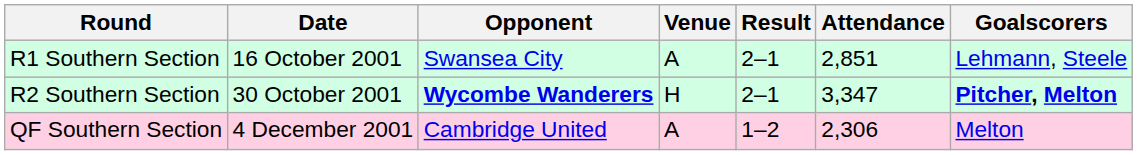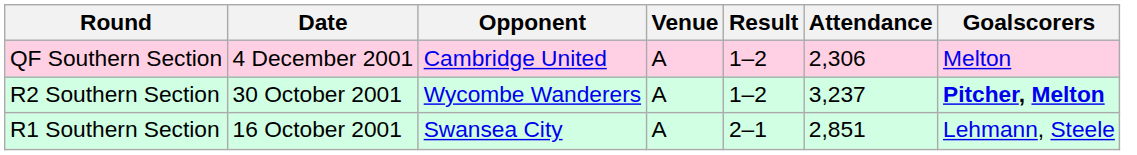rows swapped: (115, 58) <-> (116, 130)
(539, 94) bold -> (532, 94) normal
(672, 94) H -> (659, 94) A
(760, 94) 2–1 -> (748, 94) 1–2
(850, 94) 3,347 -> (837, 94) 3,237
